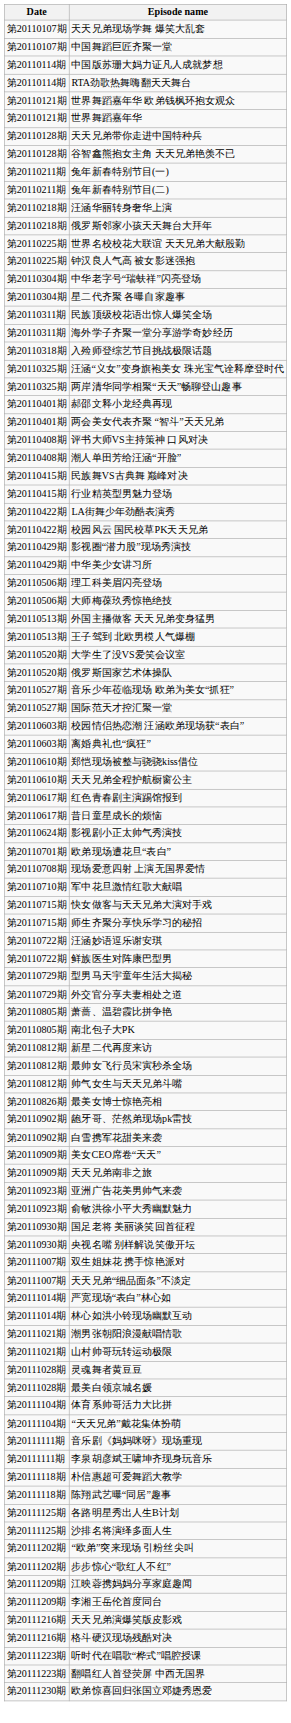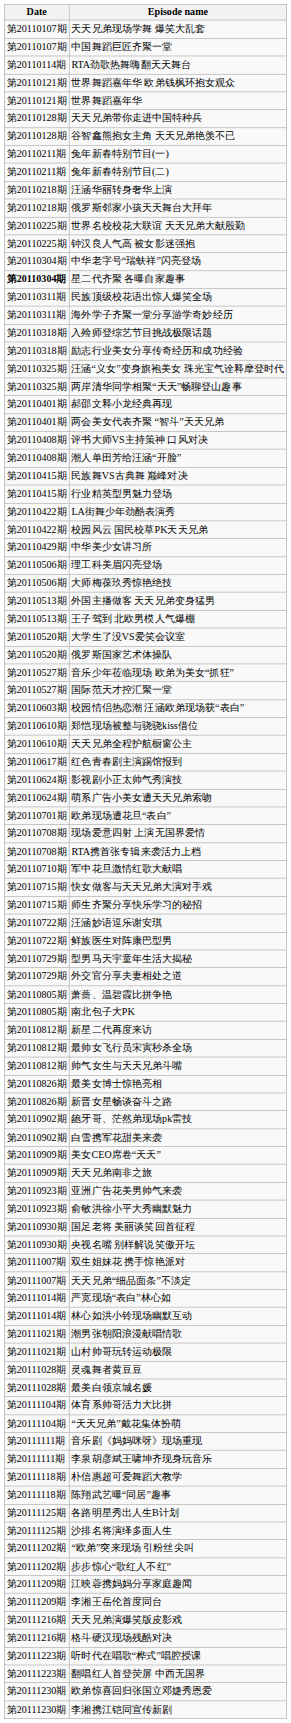- row: (147, 64)
(37, 297) normal -> (37, 279) bold
+ row: (157, 350)
- row: (131, 547)
- row: (111, 744)
- row: (117, 815)
+ row: (142, 797)
+ row: (136, 851)
+ row: (122, 1101)
+ row: (122, 1709)
